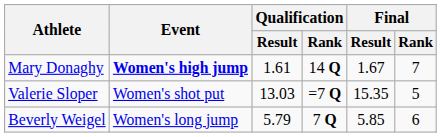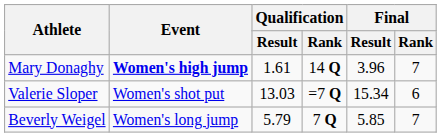(371, 68) 1.67 -> (371, 68) 3.96
(371, 94) 15.35 -> (371, 94) 15.34
(416, 94) 5 -> (416, 94) 6
(416, 119) 6 -> (416, 119) 7
